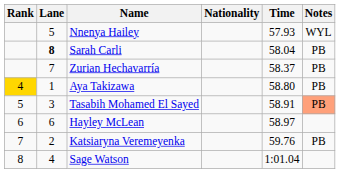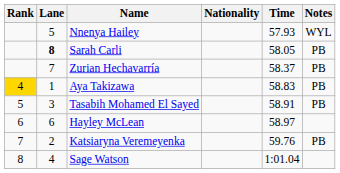(282, 50) 58.04 -> (282, 50) 58.05
(282, 86) 58.80 -> (282, 86) 58.83
(319, 104) lightsalmon background -> (319, 104) no background
